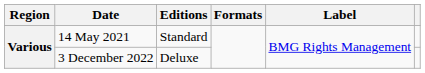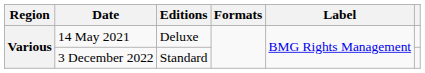(184, 36) Standard -> (179, 36) Deluxe
(179, 57) Deluxe -> (184, 57) Standard
